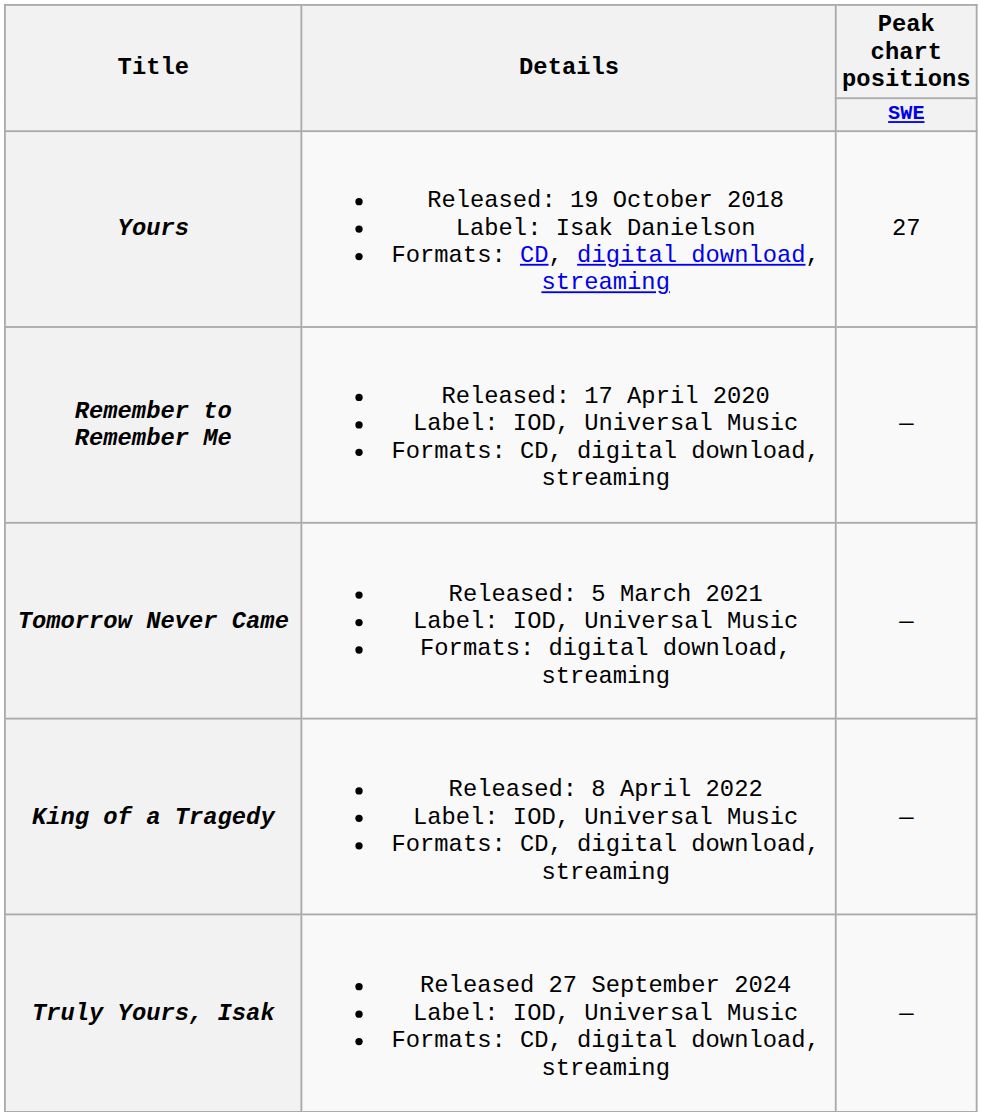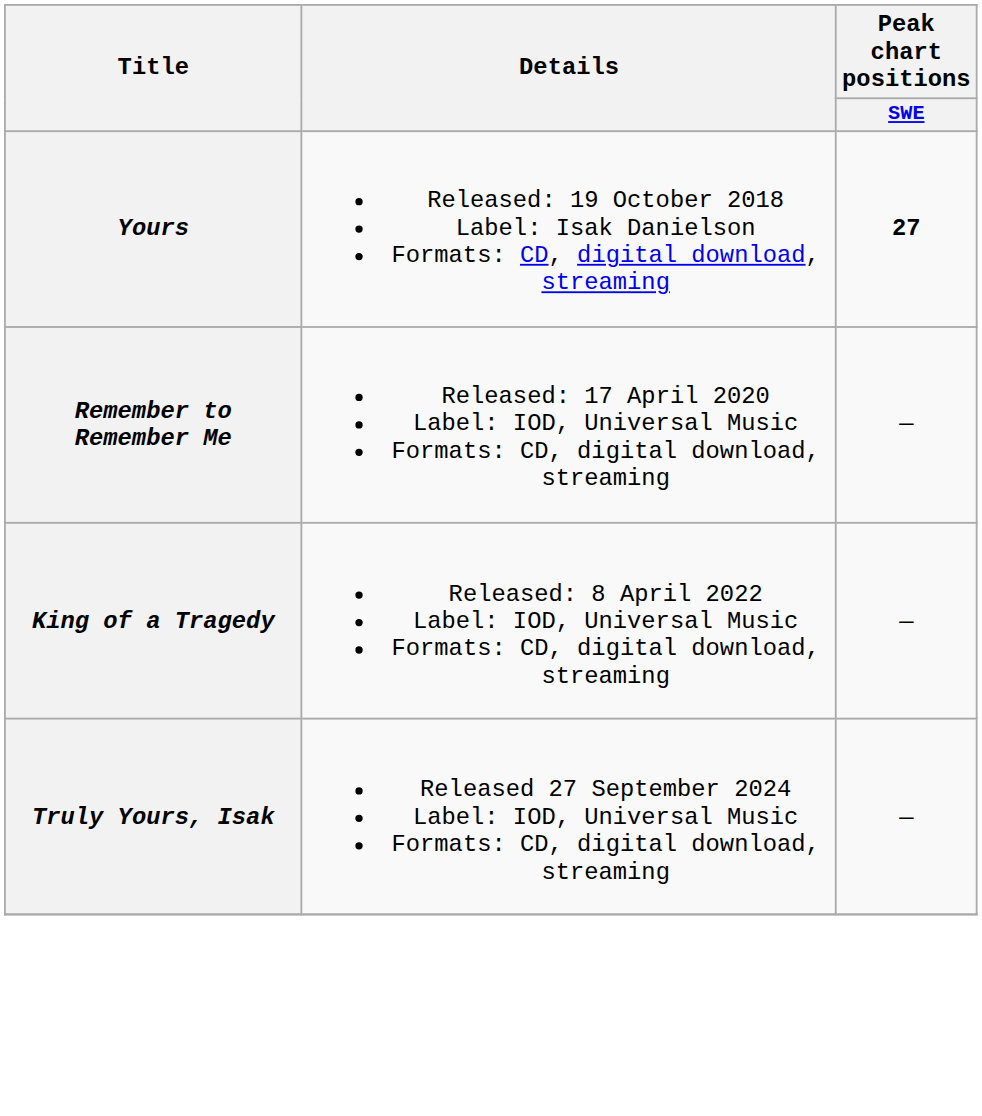(906, 229) normal -> (906, 229) bold
- row: (153, 621)
